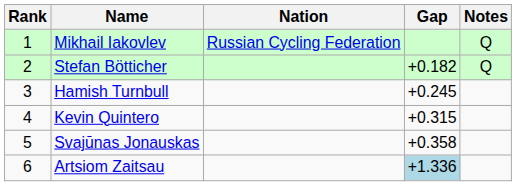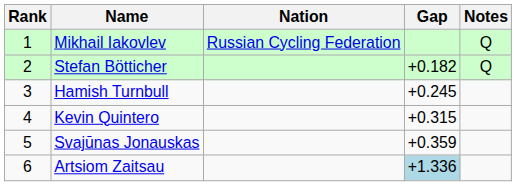(432, 142) +0.358 -> (432, 142) +0.359
